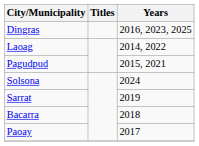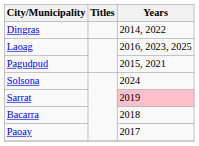(156, 30) 2016, 2023, 2025 -> (143, 30) 2014, 2022
(143, 47) 2014, 2022 -> (156, 47) 2016, 2023, 2025
(130, 98) no background -> (130, 98) pink background
